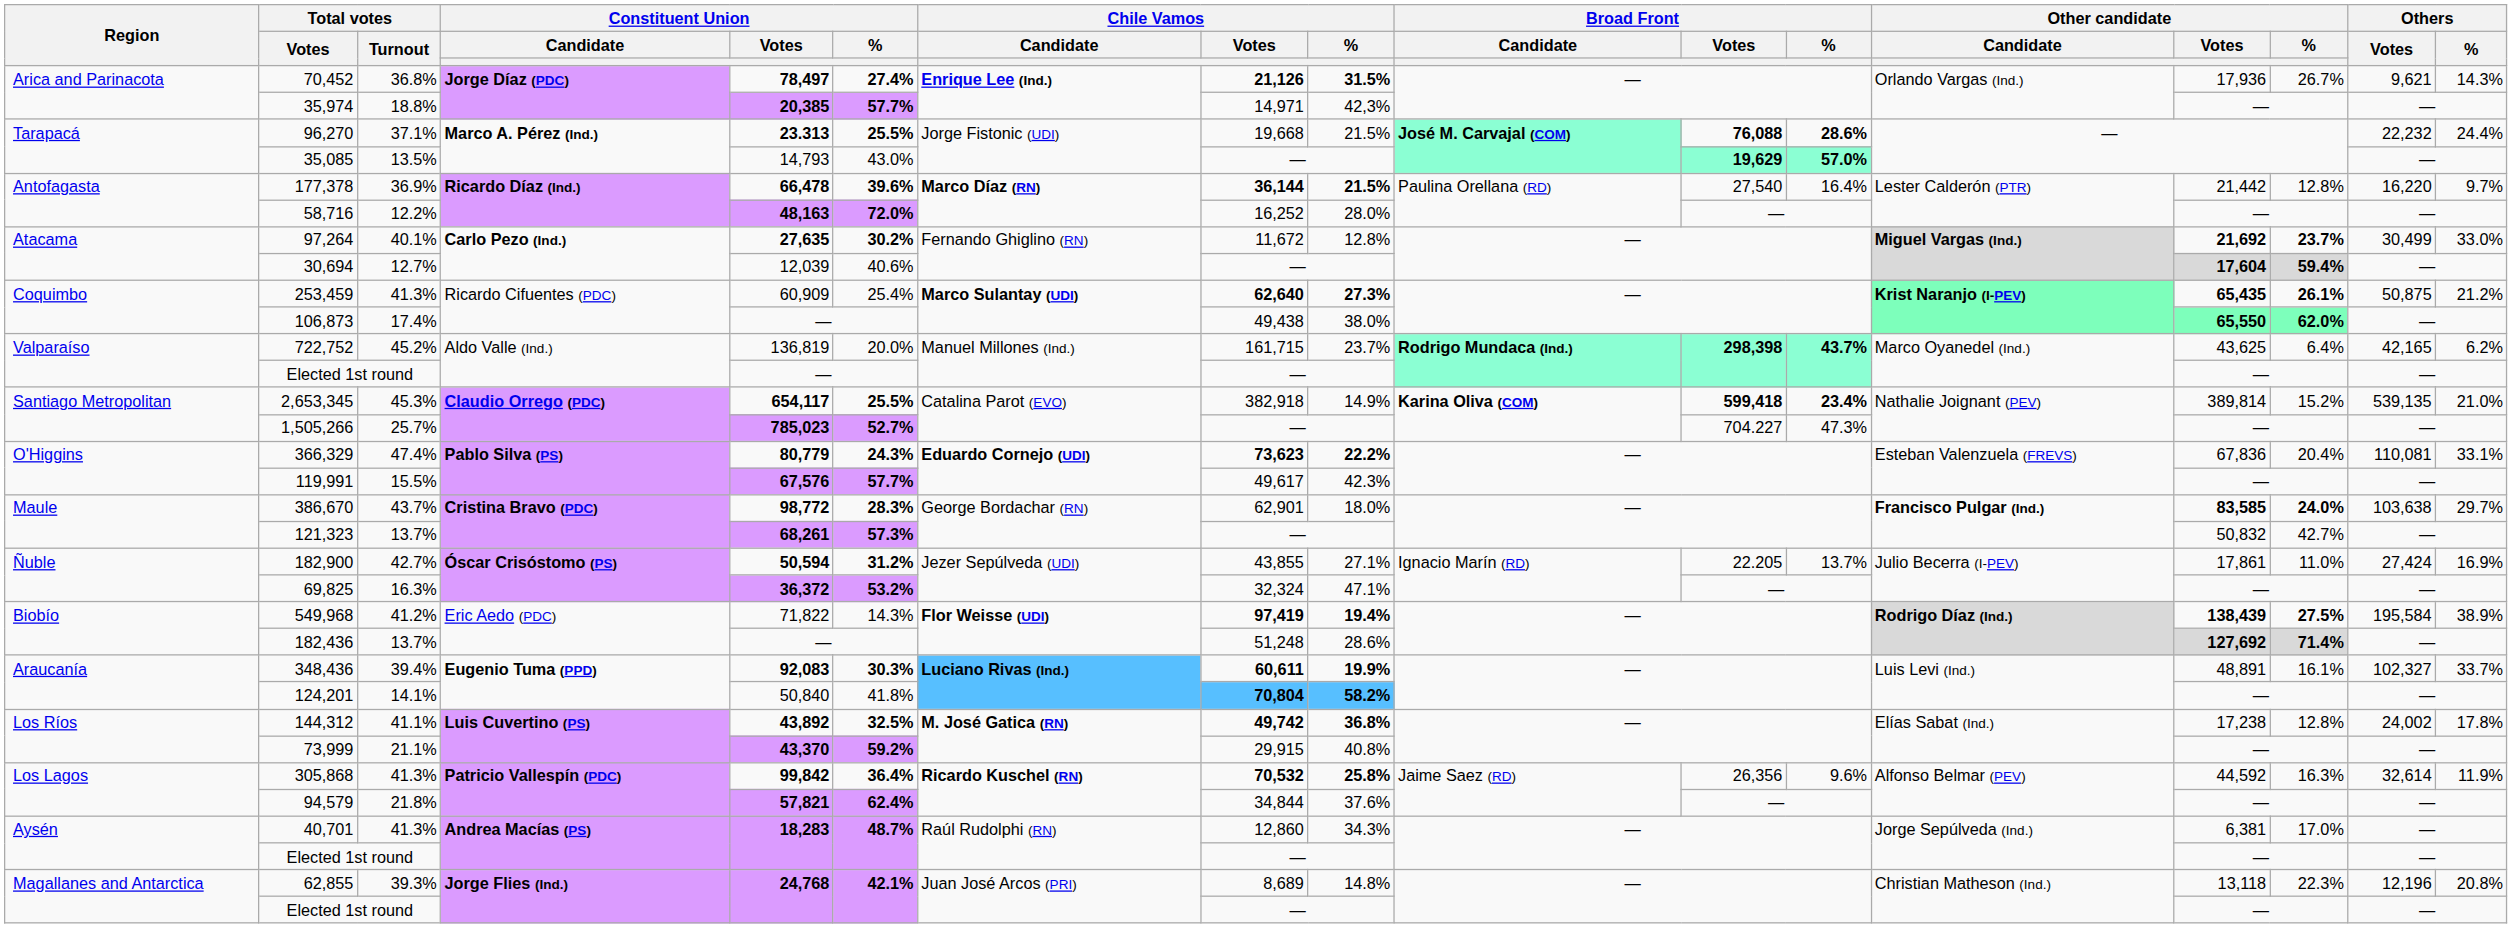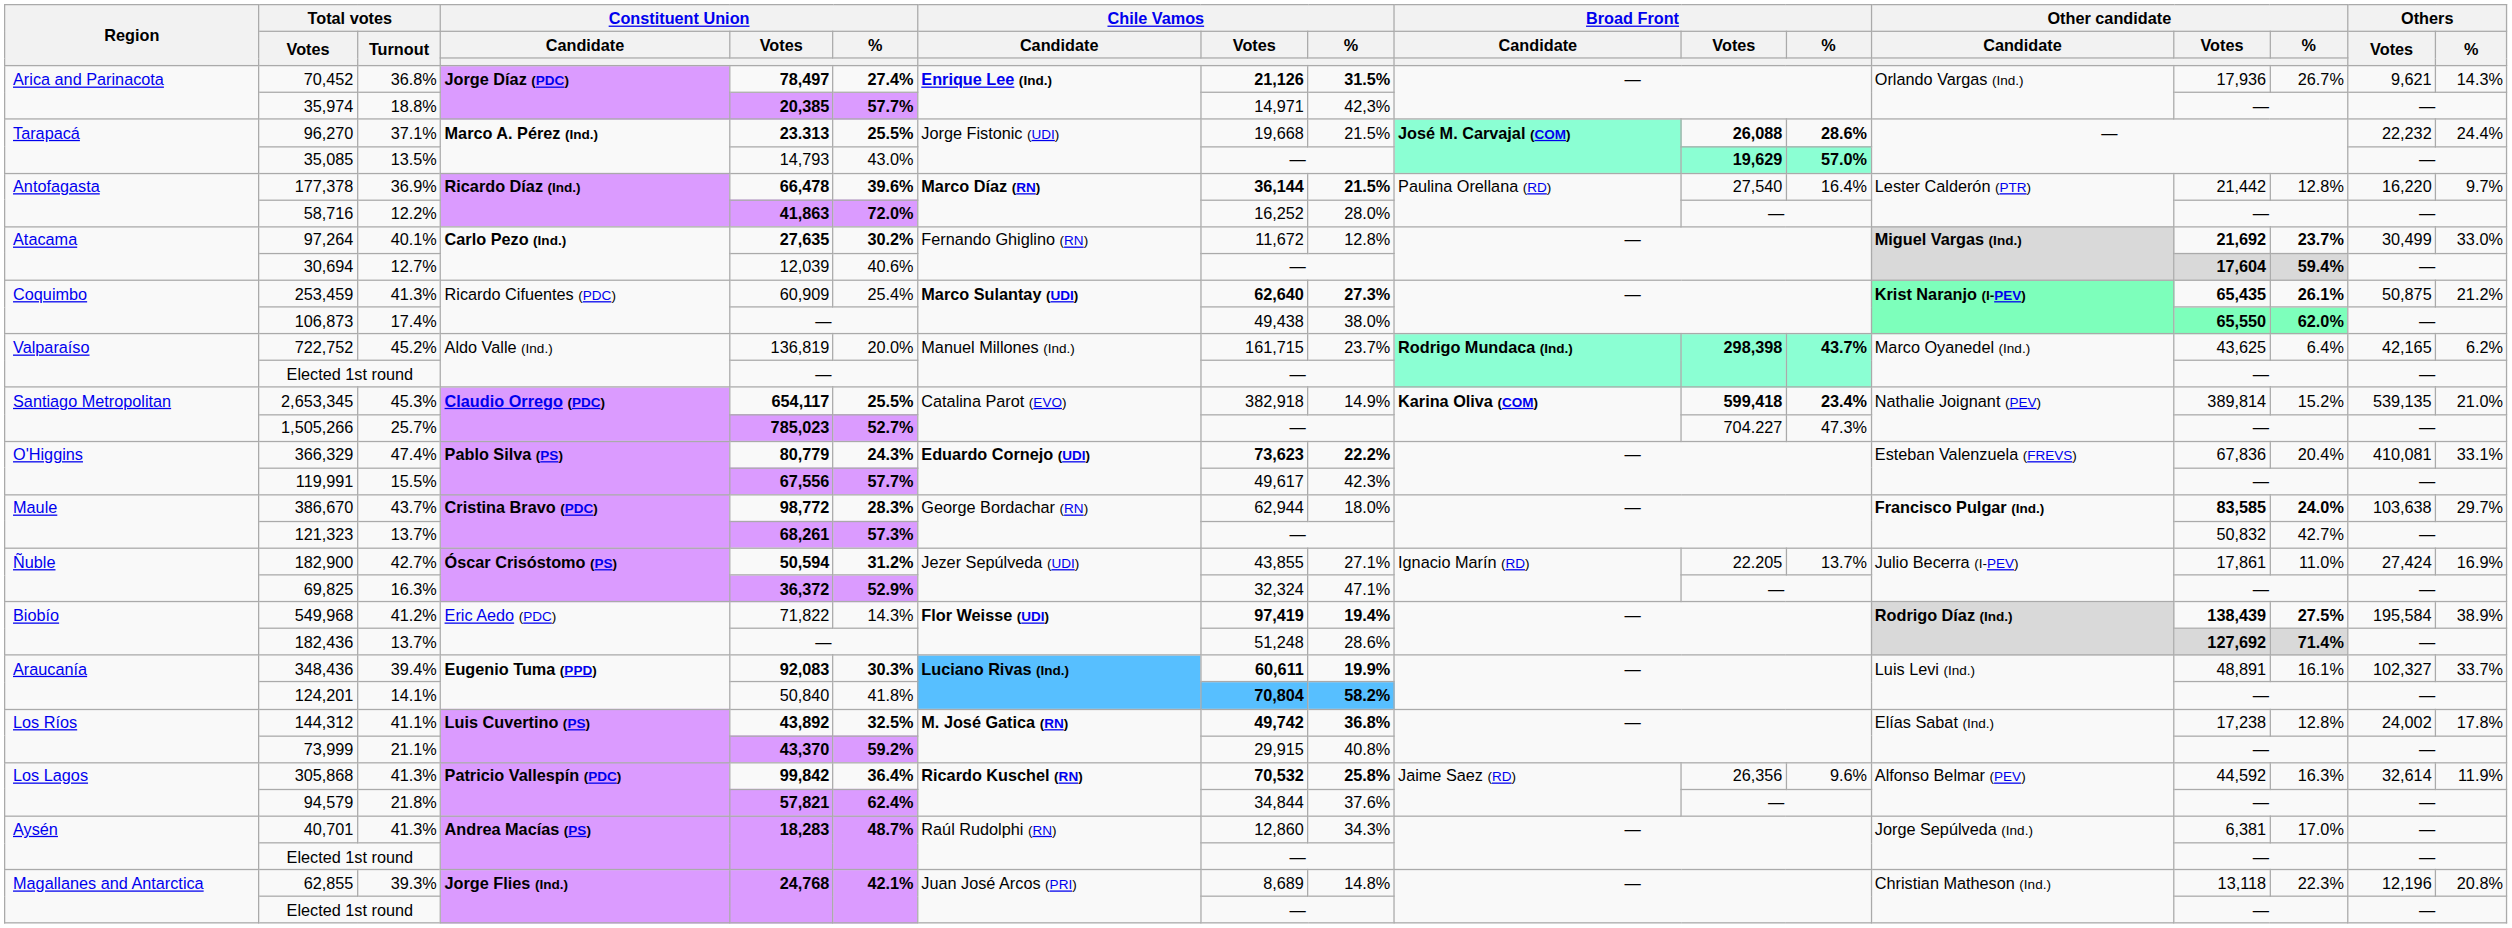(1757, 133) 76,088 -> (1757, 133) 26,088
(805, 213) 48,163 -> (805, 213) 41,863
(2403, 454) 110,081 -> (2402, 454) 410,081
(805, 481) 67,576 -> (805, 481) 67,556
(1279, 508) 62,901 -> (1279, 508) 62,944
(891, 588) 53.2% -> (891, 588) 52.9%
